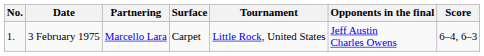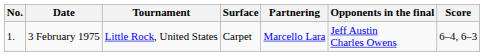columns swapped: (269, 13) <-> (136, 13)
